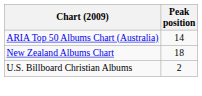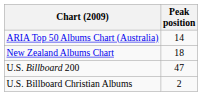+ row: (43, 68)
